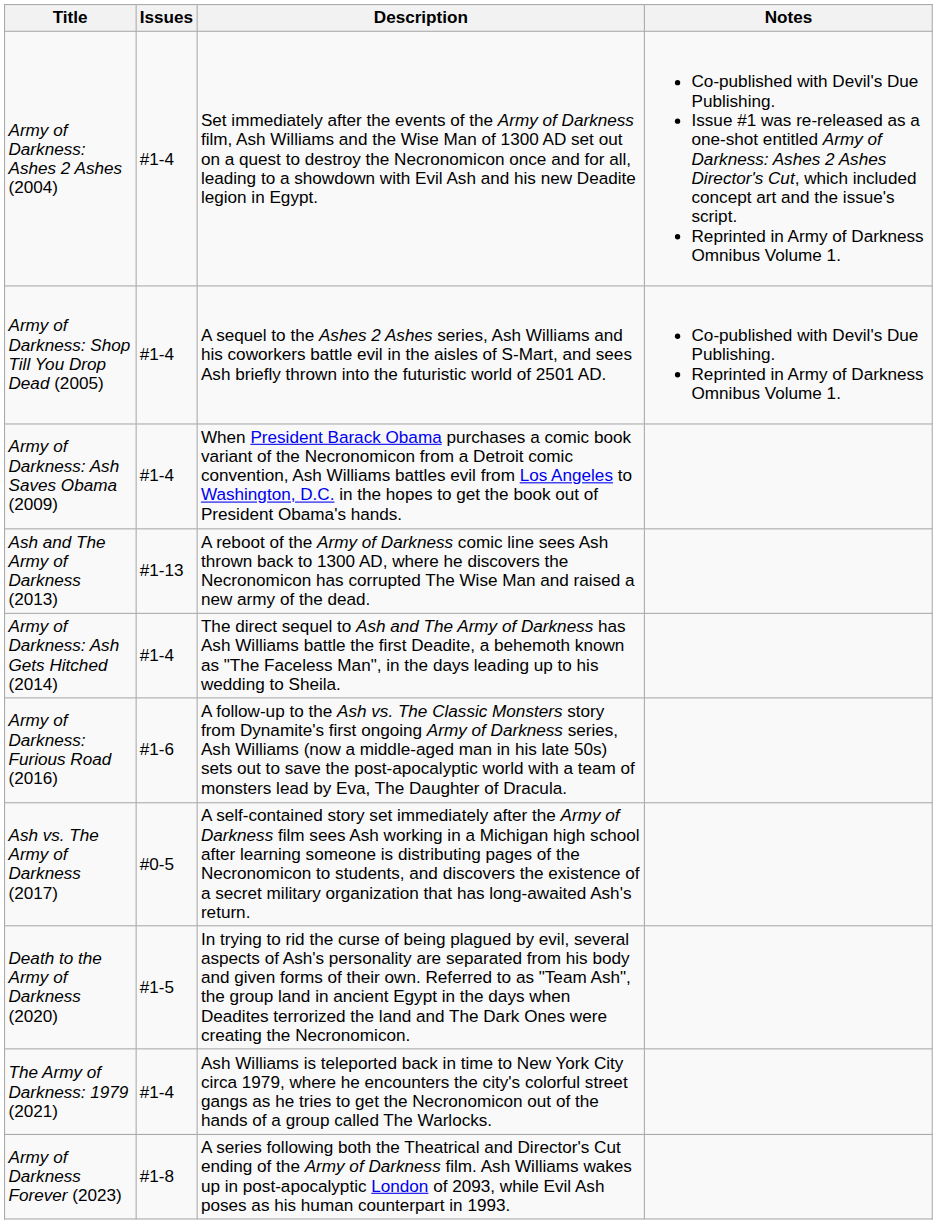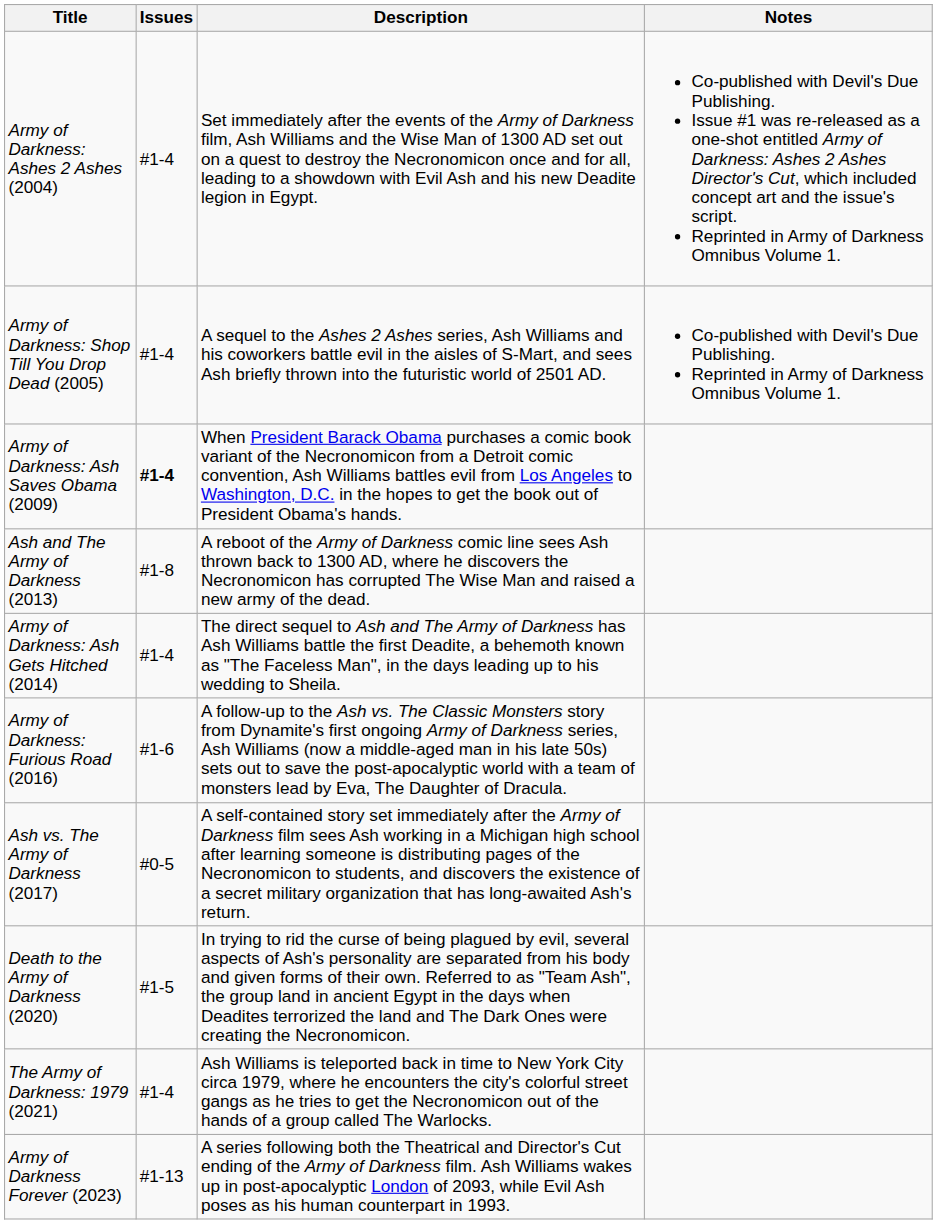(157, 476) normal -> (157, 476) bold
(162, 570) #1-13 -> (157, 570) #1-8
(157, 1176) #1-8 -> (162, 1176) #1-13
